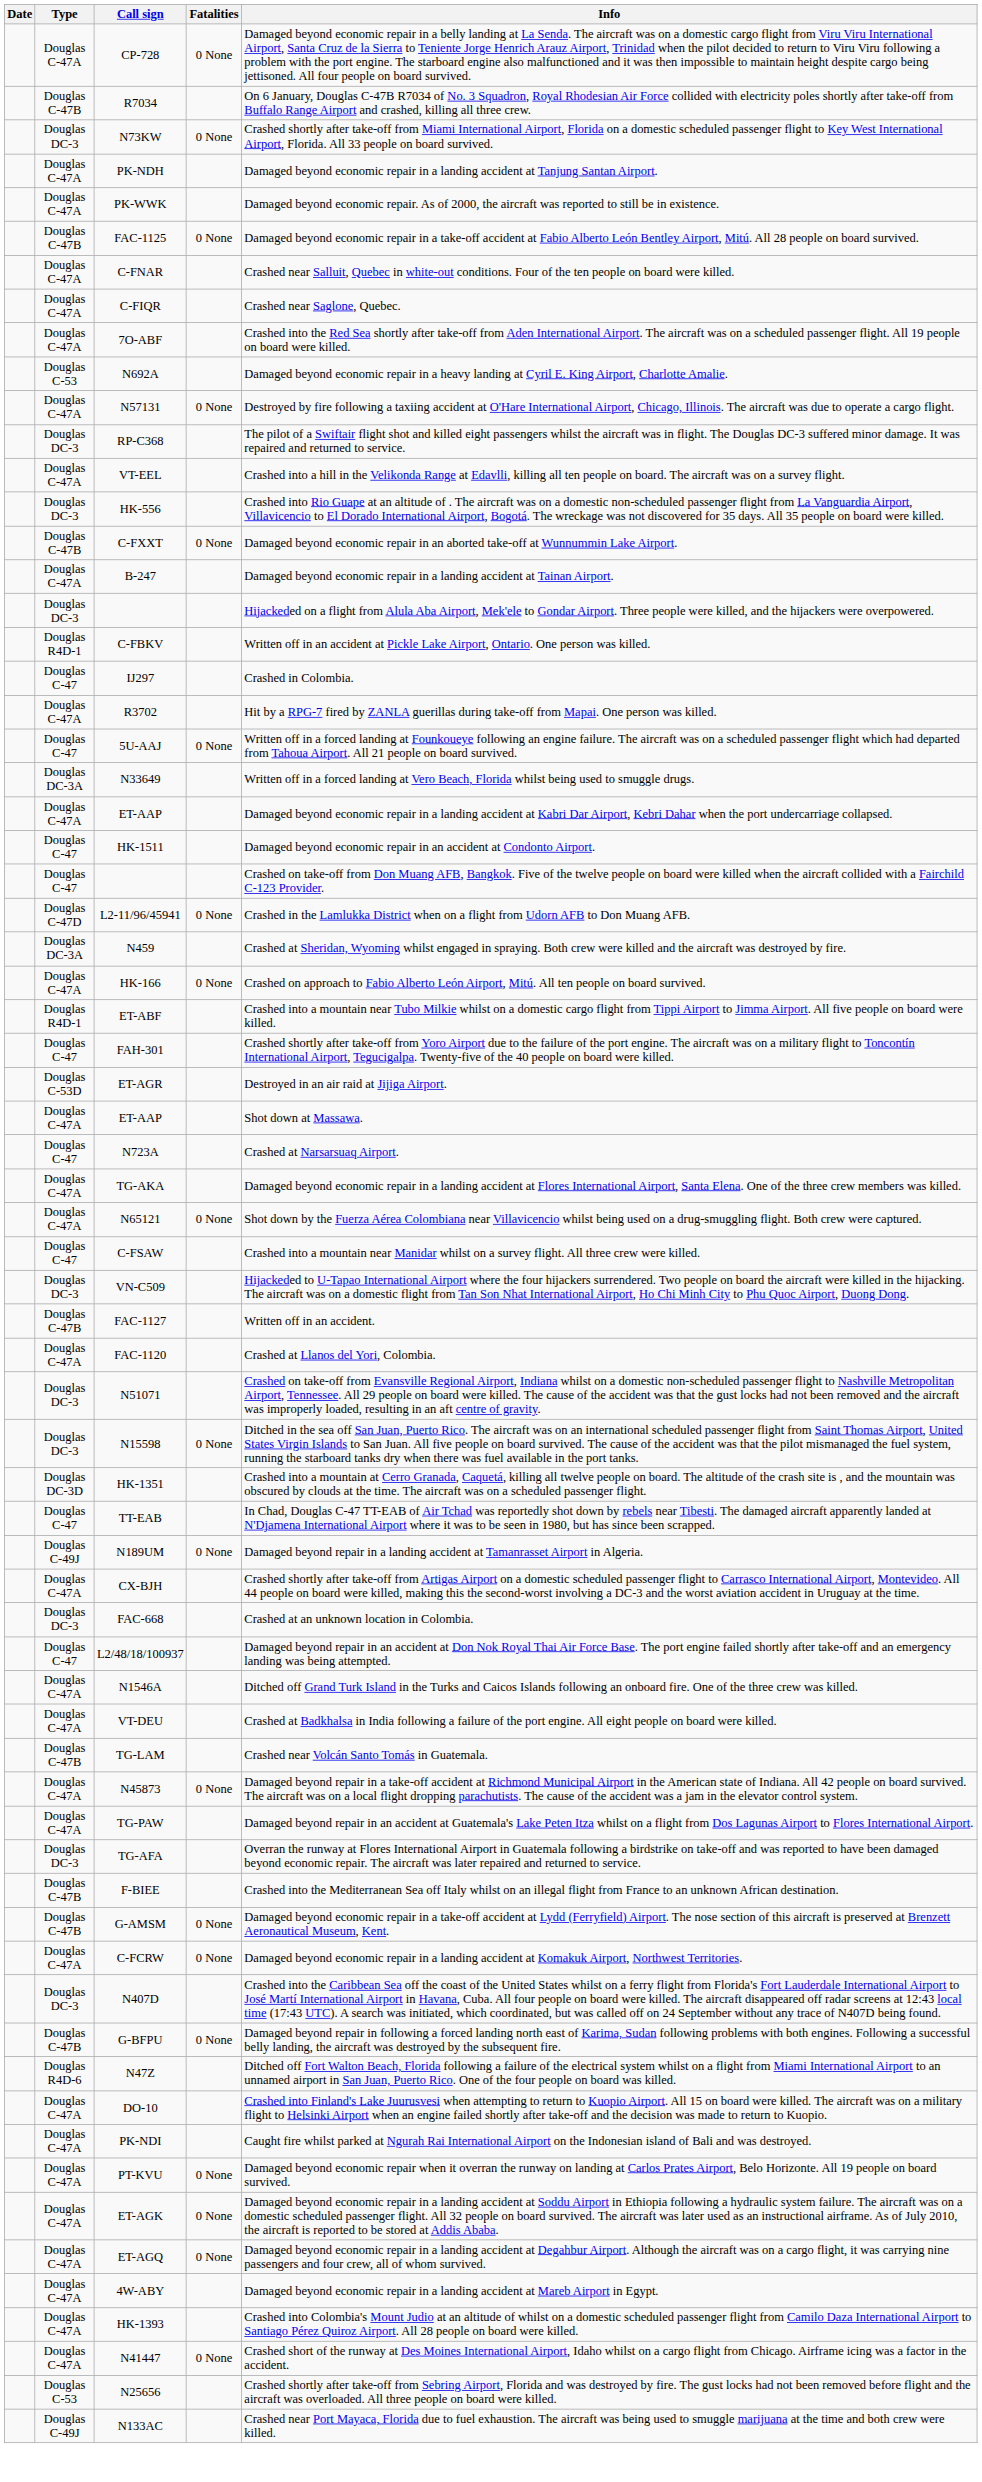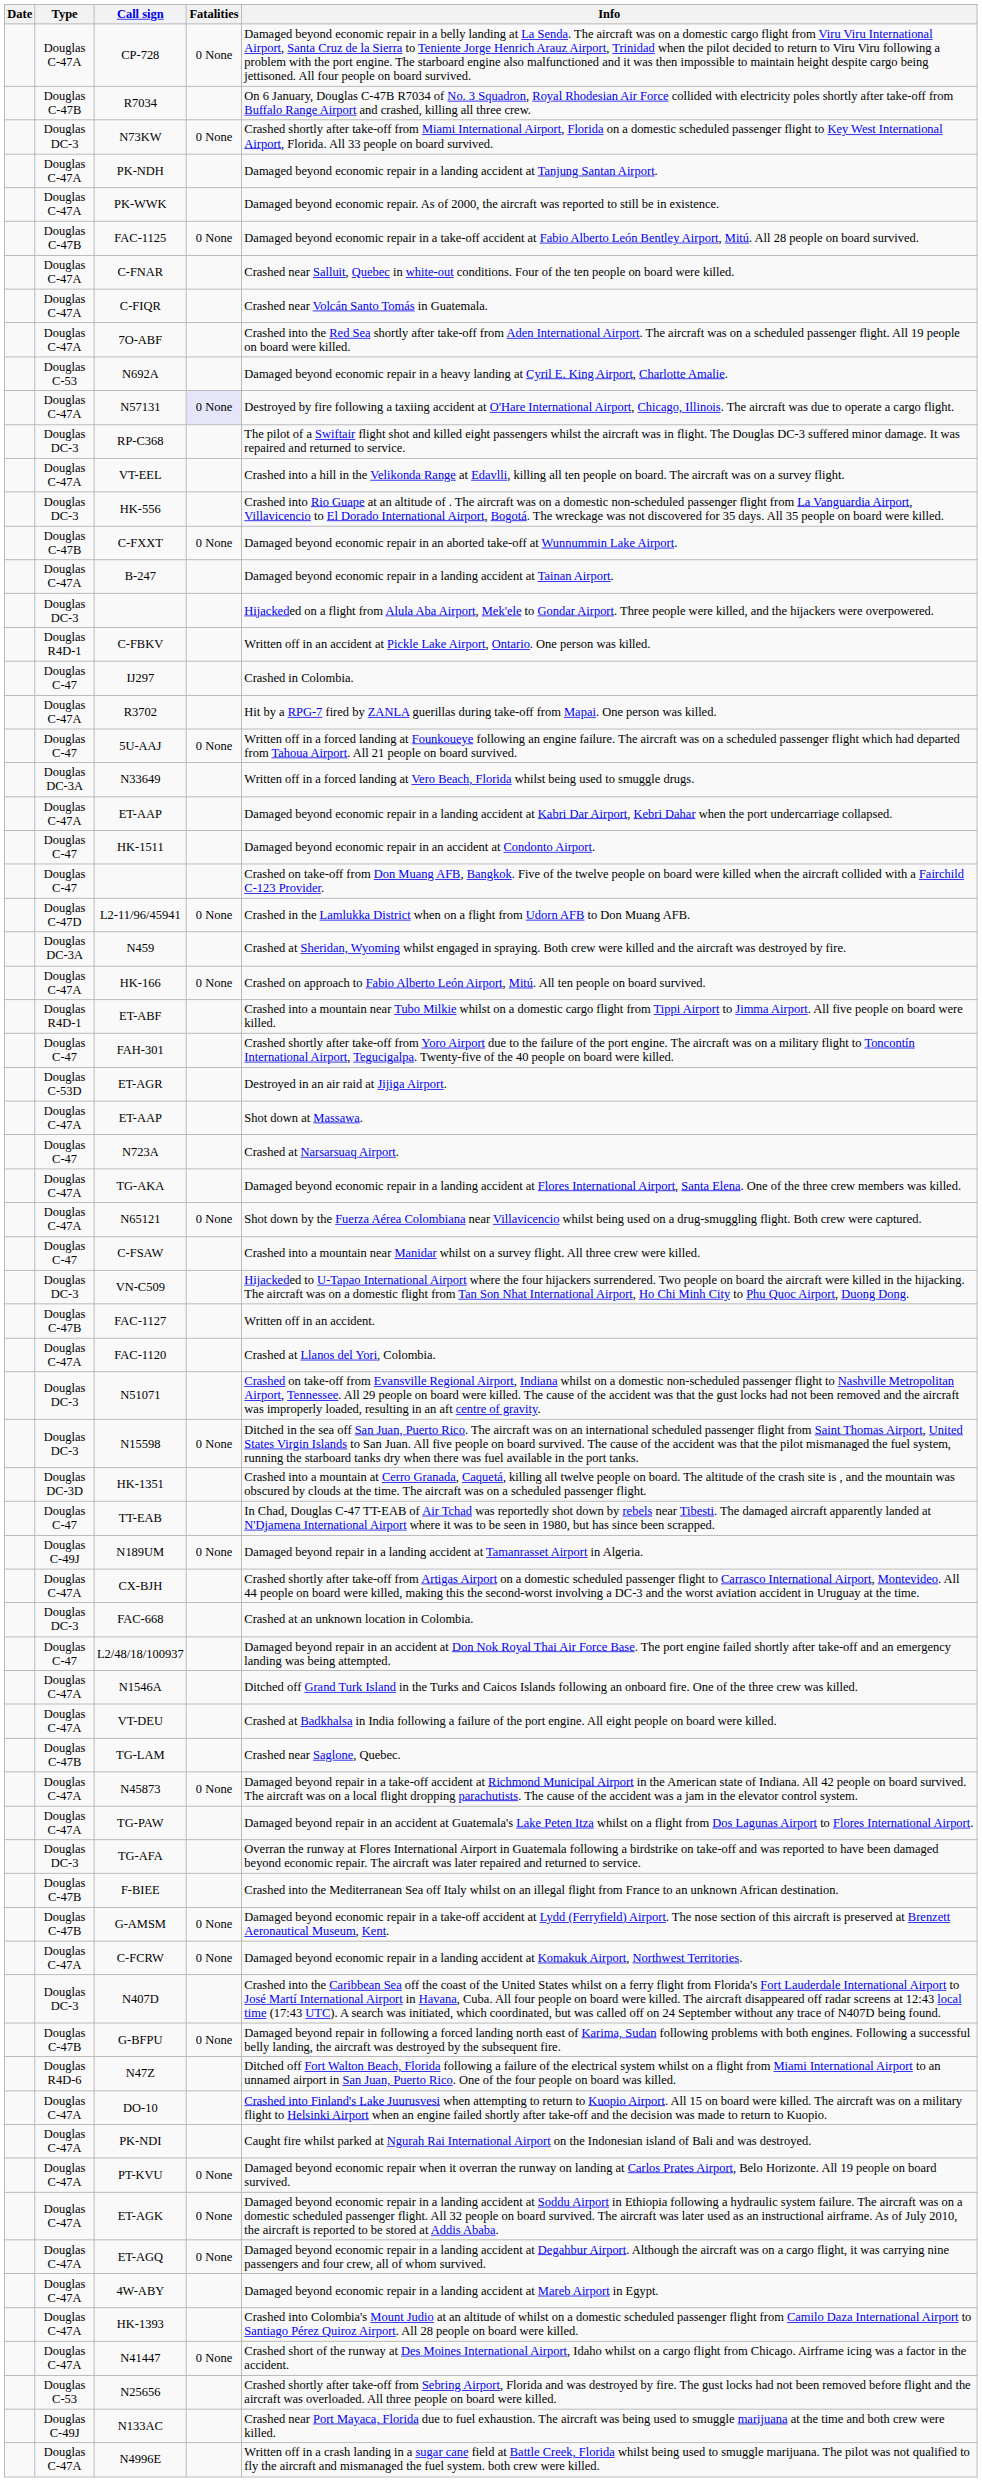(322, 306) Crashed near Saglone, Quebec. -> (366, 306) Crashed near Volcán Santo Tomás in Guatemala.
(214, 407) no background -> (214, 407) lavender background
(366, 1755) Crashed near Volcán Santo Tomás in Guatemala. -> (322, 1755) Crashed near Saglone, Quebec.
+ row: (65, 2459)
